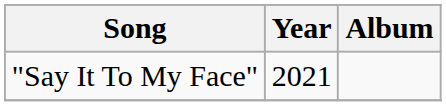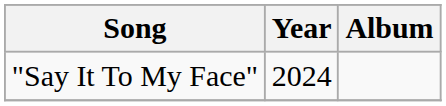(302, 75) 2021 -> (302, 75) 2024
